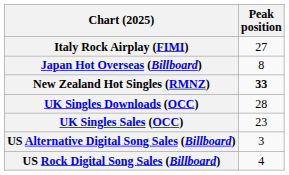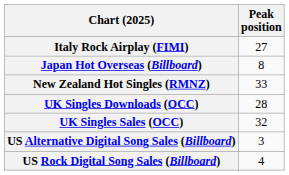(261, 84) bold -> (261, 84) normal
(261, 122) 23 -> (261, 122) 32
